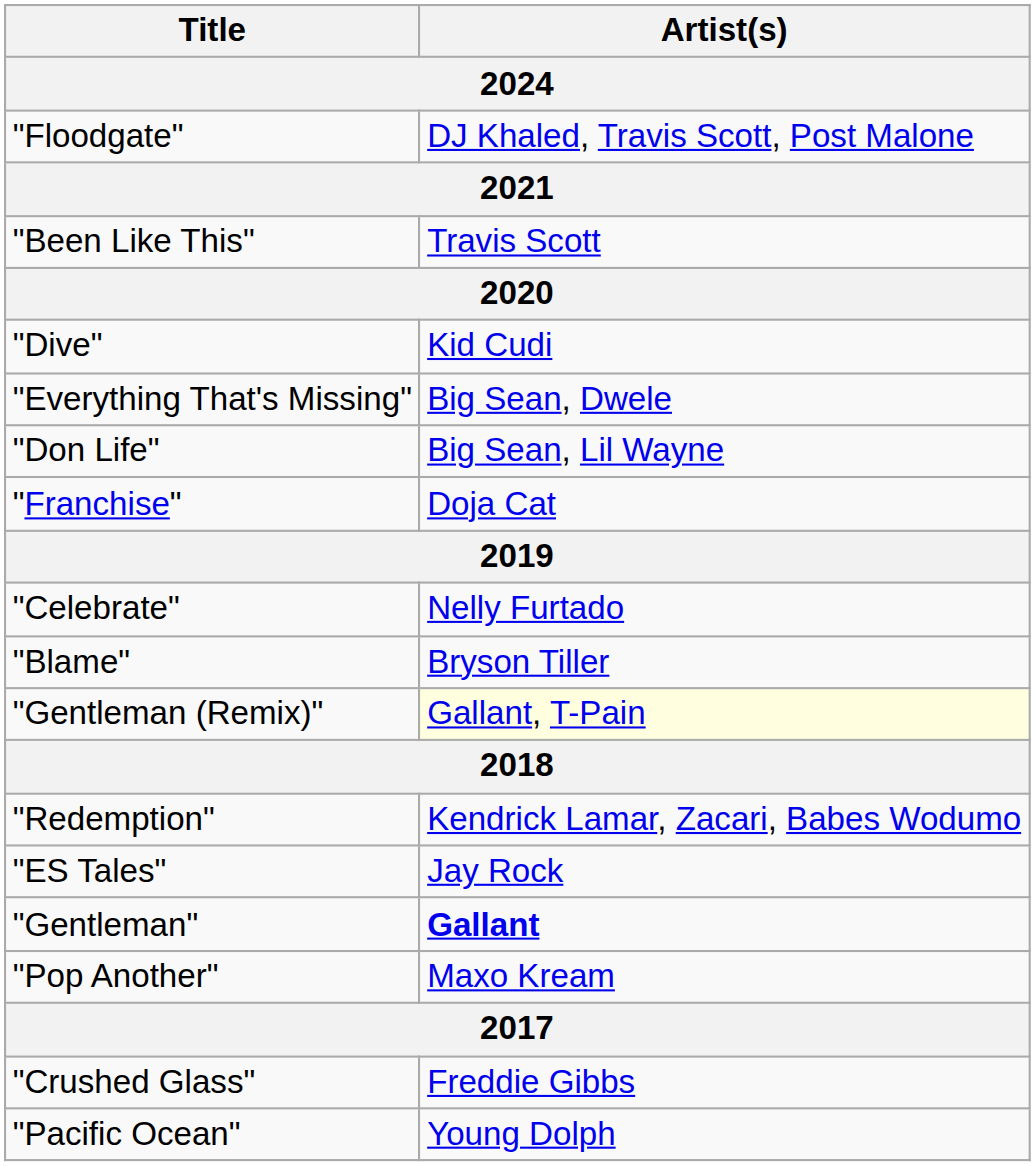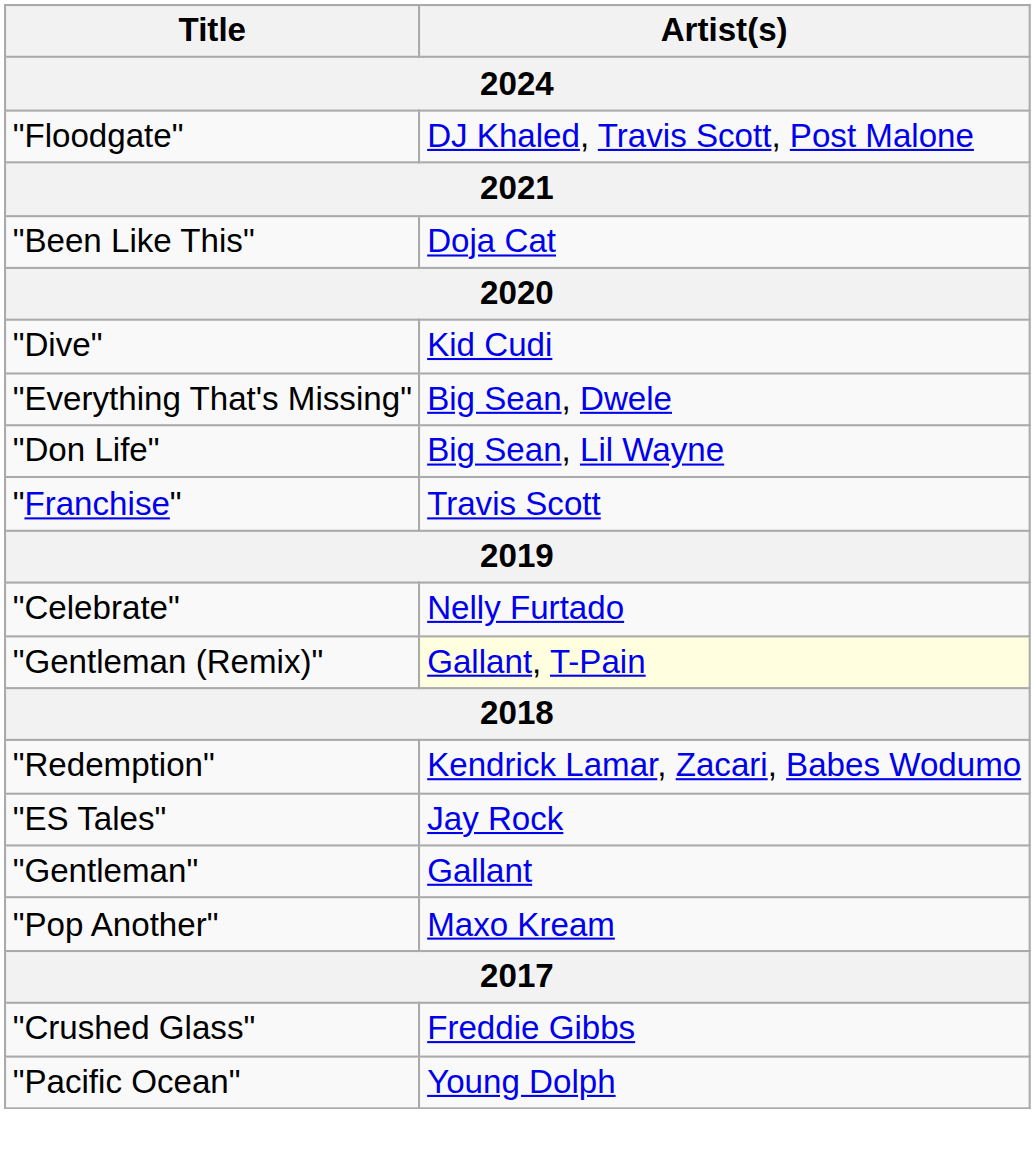(514, 240) Travis Scott -> (492, 240) Doja Cat
(492, 503) Doja Cat -> (514, 503) Travis Scott
- row: (71, 661)
(483, 923) bold -> (480, 871) normal
